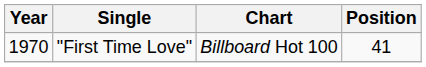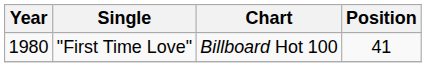(29, 47) 1970 -> (29, 47) 1980
